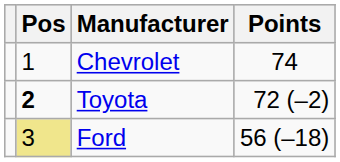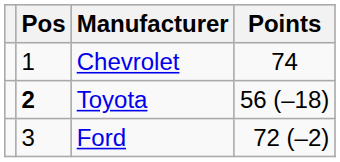(291, 100) 72 (–2) -> (285, 100) 56 (–18)
(28, 138) khaki background -> (28, 138) no background
(285, 138) 56 (–18) -> (291, 138) 72 (–2)
